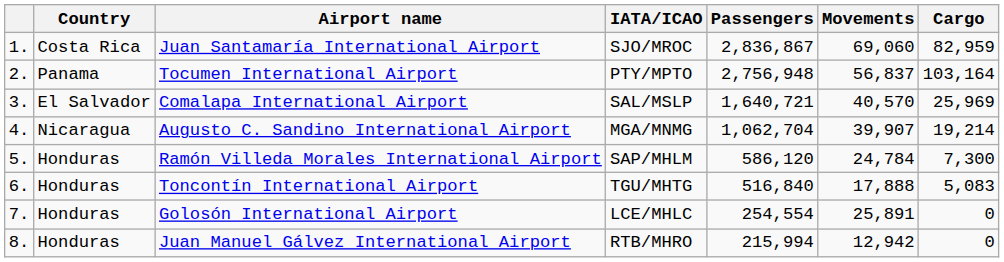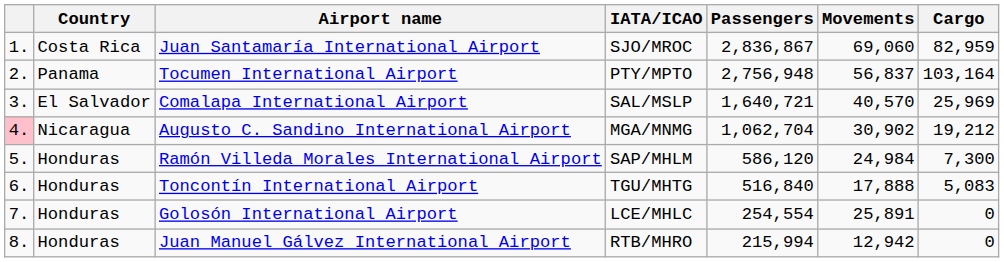(19, 131) no background -> (19, 131) pink background
(884, 131) 39,907 -> (884, 131) 30,902
(964, 131) 19,214 -> (964, 131) 19,212
(884, 158) 24,784 -> (884, 158) 24,984
